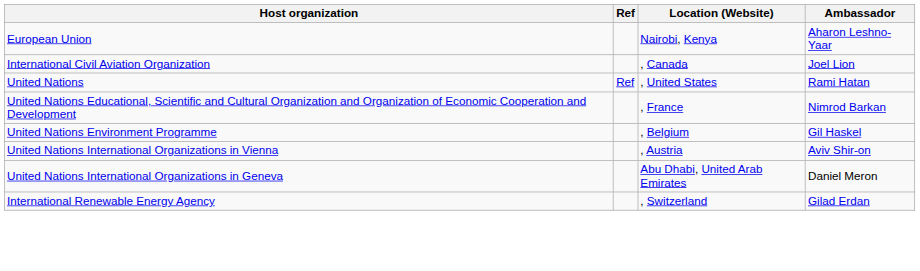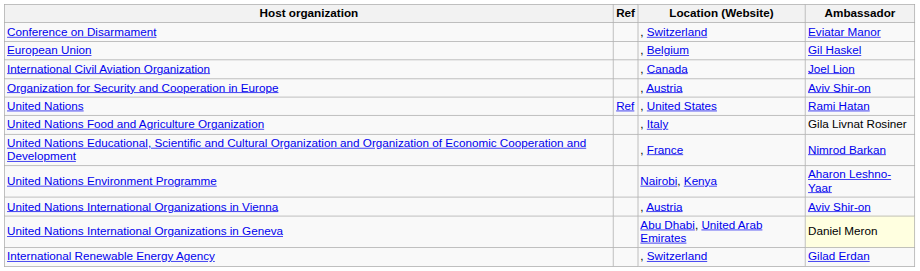+ row: (82, 32)
(679, 38) Nairobi, Kenya -> (665, 50) , Belgium
(850, 38) Aharon Leshno-Yaar -> (835, 50) Gil Haskel
+ row: (143, 87)
+ row: (136, 124)
(665, 132) , Belgium -> (679, 181) Nairobi, Kenya
(835, 132) Gil Haskel -> (850, 181) Aharon Leshno-Yaar
(843, 176) no background -> (843, 231) lightyellow background
